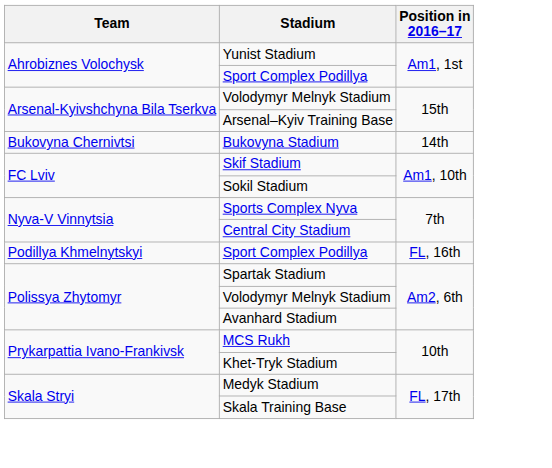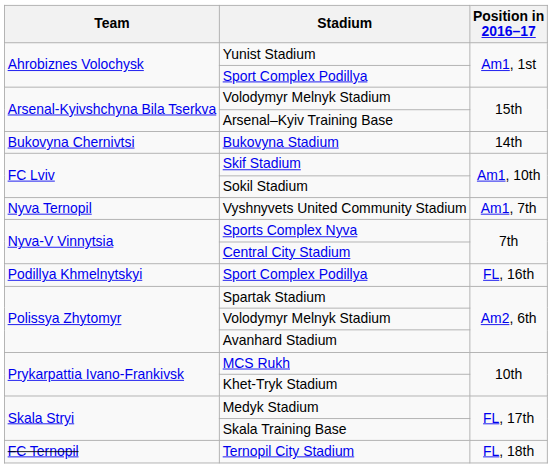+ row: (50, 208)
+ row: (43, 451)
